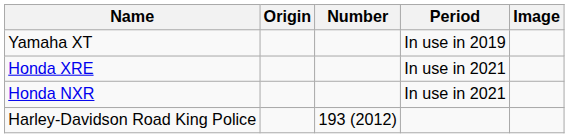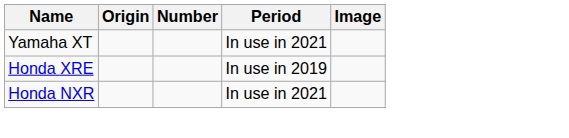(455, 42) In use in 2019 -> (276, 42) In use in 2021
(455, 68) In use in 2021 -> (276, 68) In use in 2019
- row: (132, 119)
